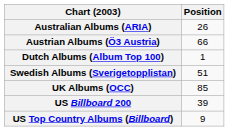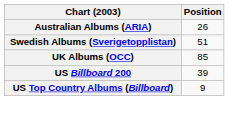- row: (93, 42)
- row: (93, 57)
